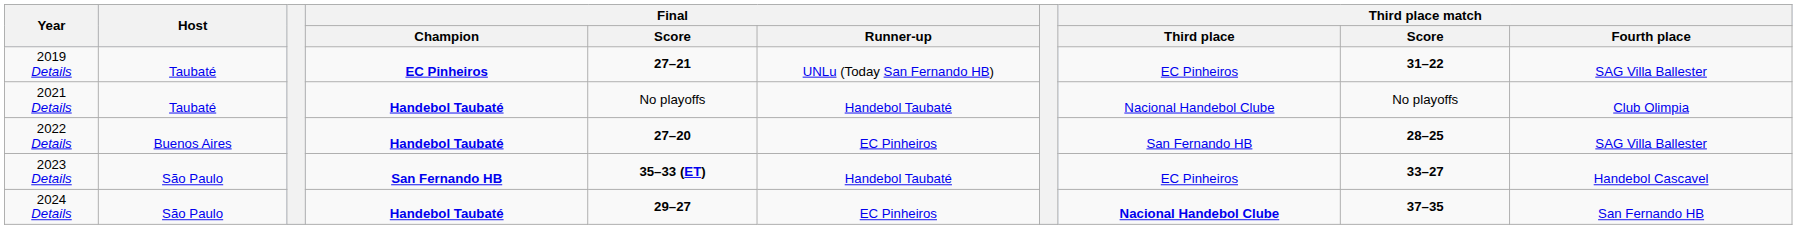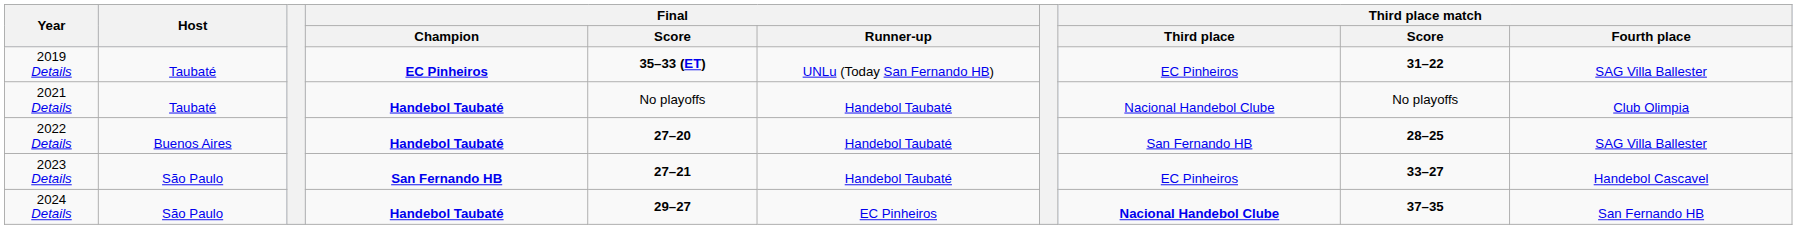(673, 65) 27–21 -> (673, 65) 35–33 (ET)
(898, 143) EC Pinheiros -> (898, 143) Handebol Taubaté
(673, 171) 35–33 (ET) -> (673, 171) 27–21
